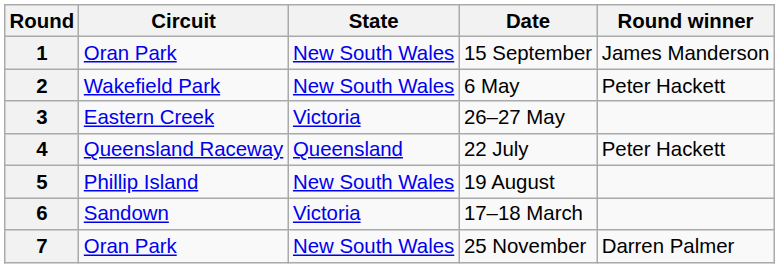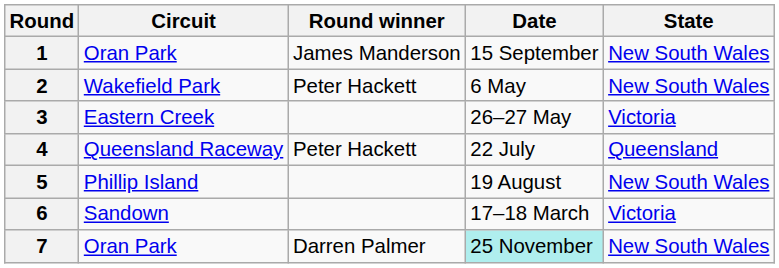columns swapped: (374, 20) <-> (686, 20)
(525, 246) no background -> (532, 246) paleturquoise background
